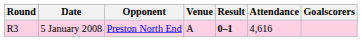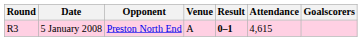(261, 28) 4,616 -> (261, 28) 4,615
